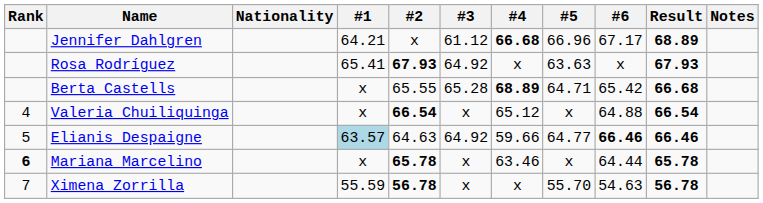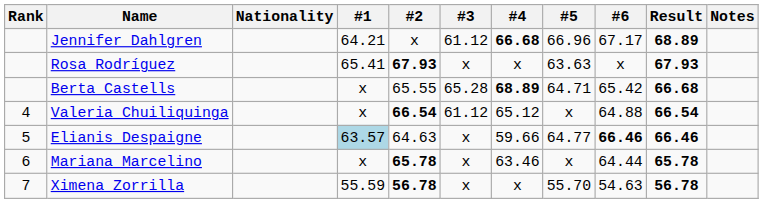(466, 65) 64.92 -> (466, 65) x
(466, 113) x -> (466, 113) 61.12
(466, 137) 64.92 -> (466, 137) x
(26, 162) bold -> (26, 162) normal
